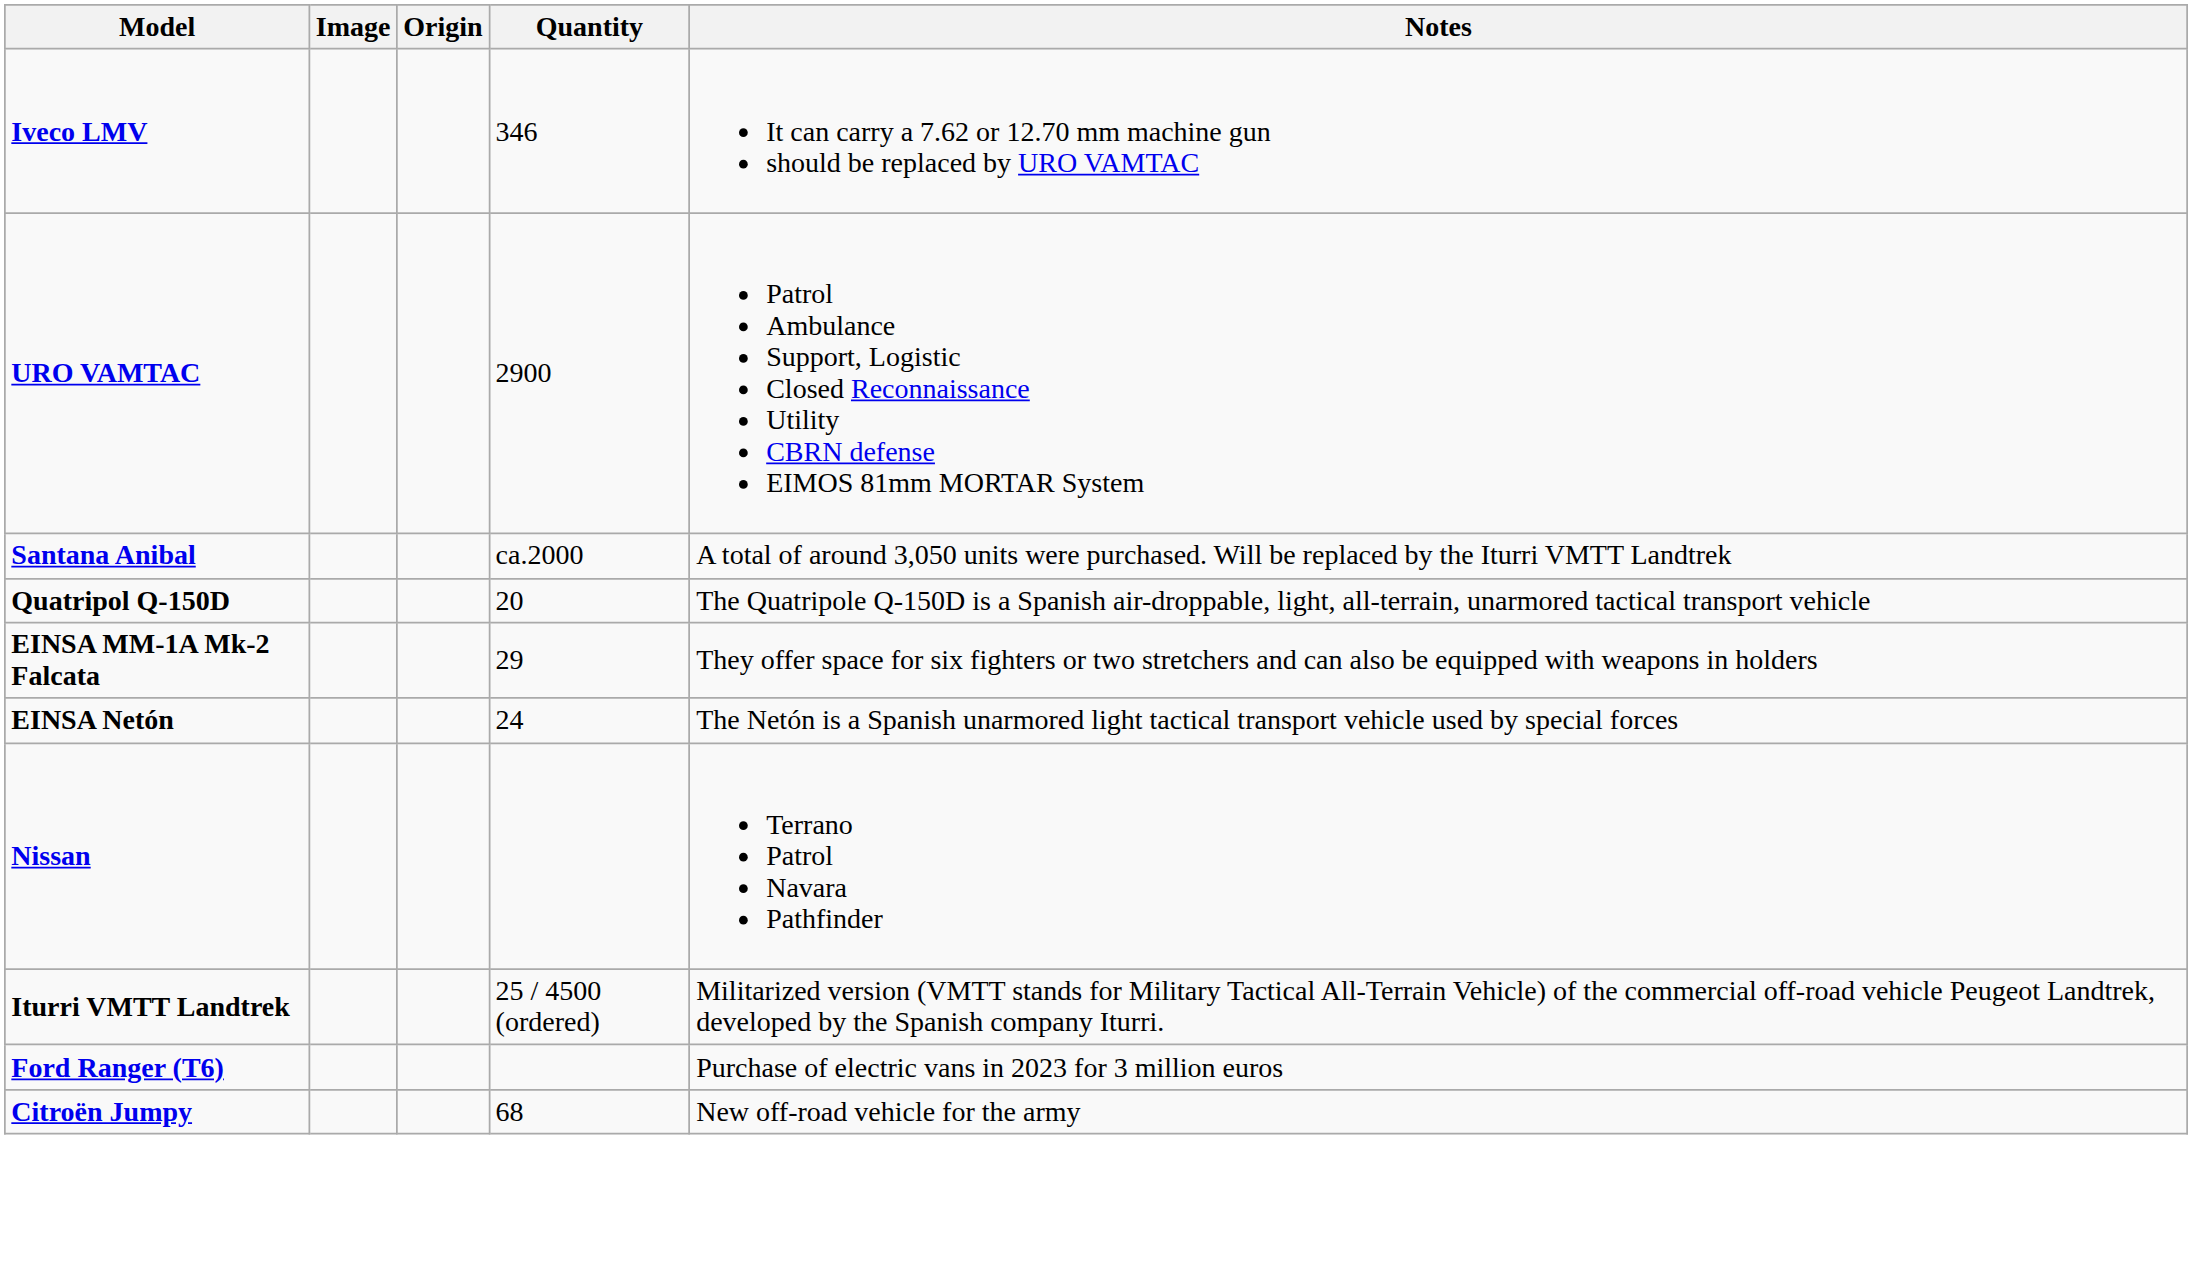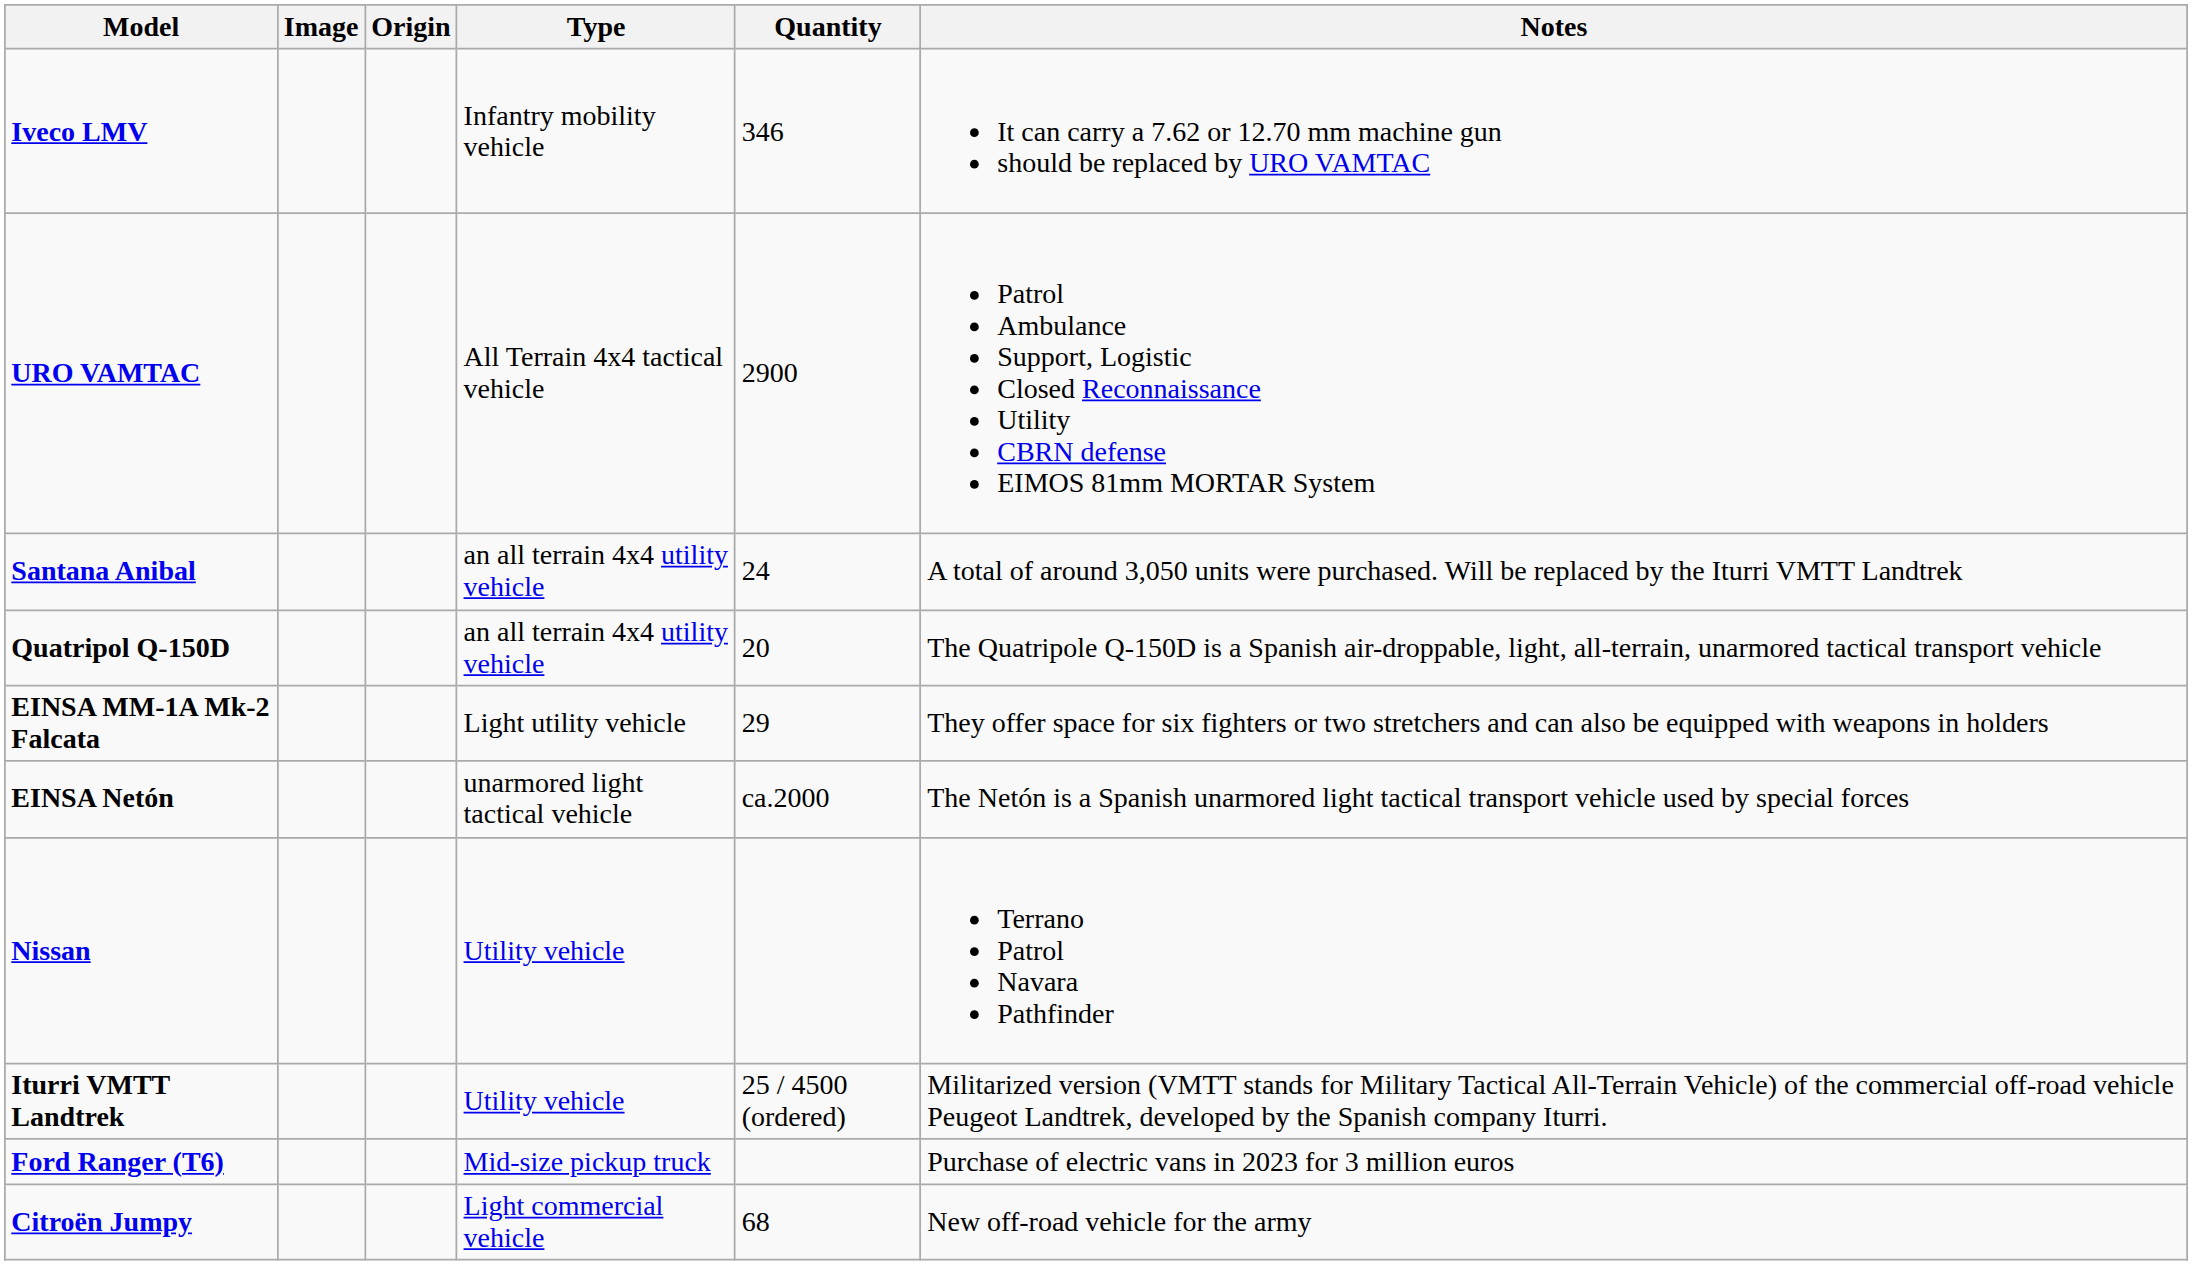+ column: (596, 26)
(540, 555) ca.2000 -> (756, 571) 24
(510, 720) 24 -> (786, 798) ca.2000
